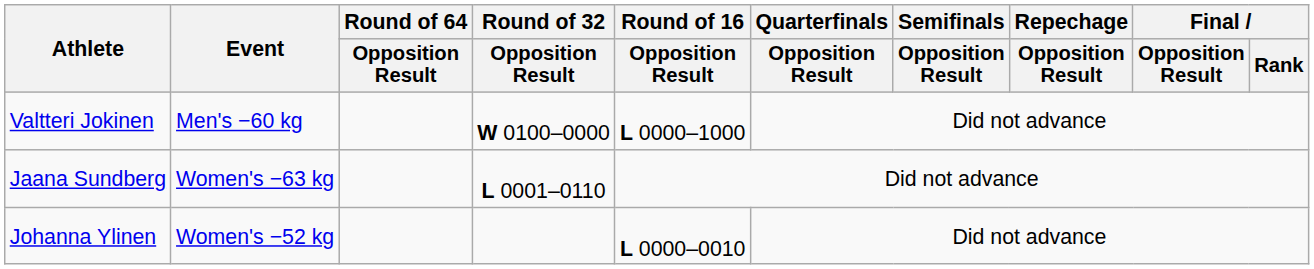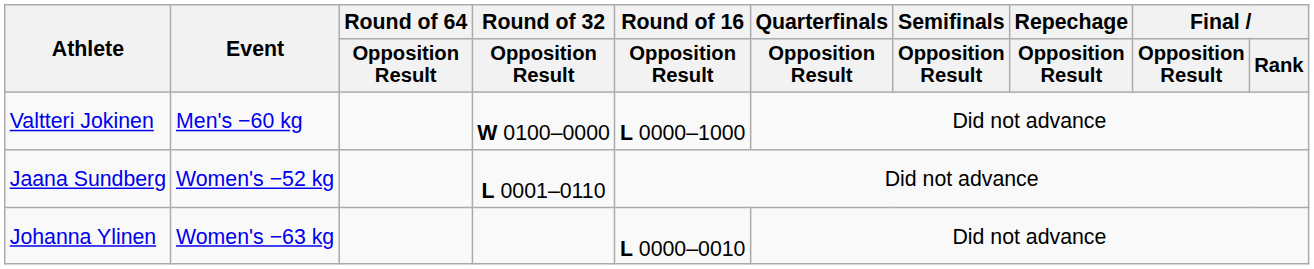(255, 179) Women's −63 kg -> (255, 179) Women's −52 kg
(255, 236) Women's −52 kg -> (255, 236) Women's −63 kg
